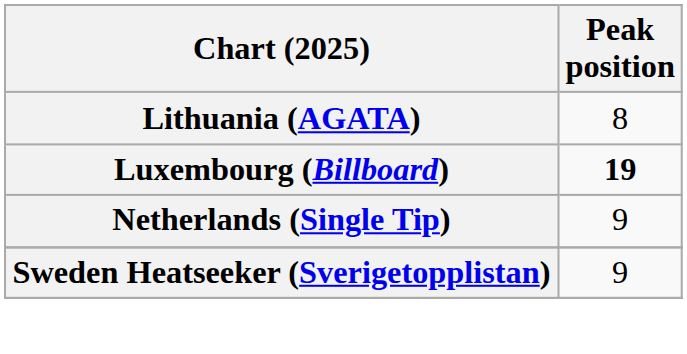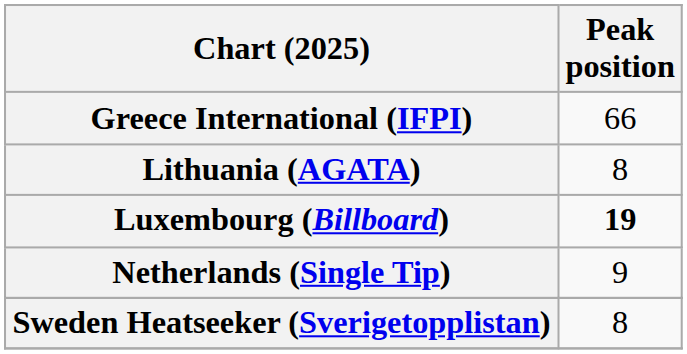+ row: (281, 117)
(620, 271) 9 -> (620, 322) 8
